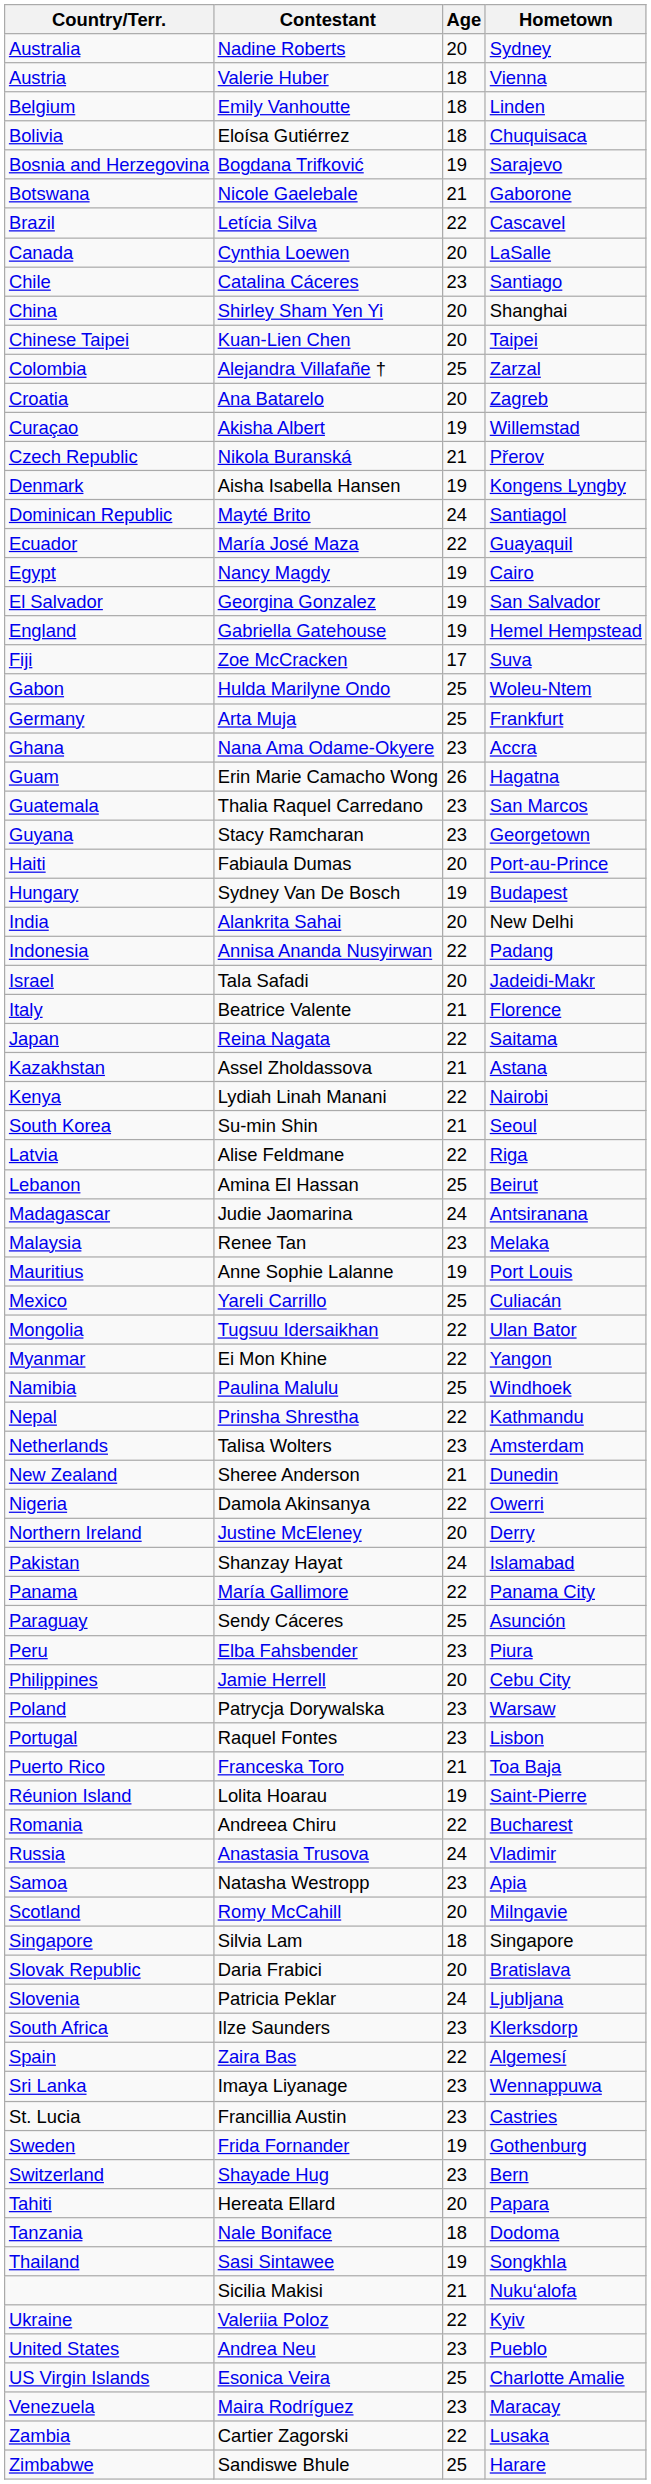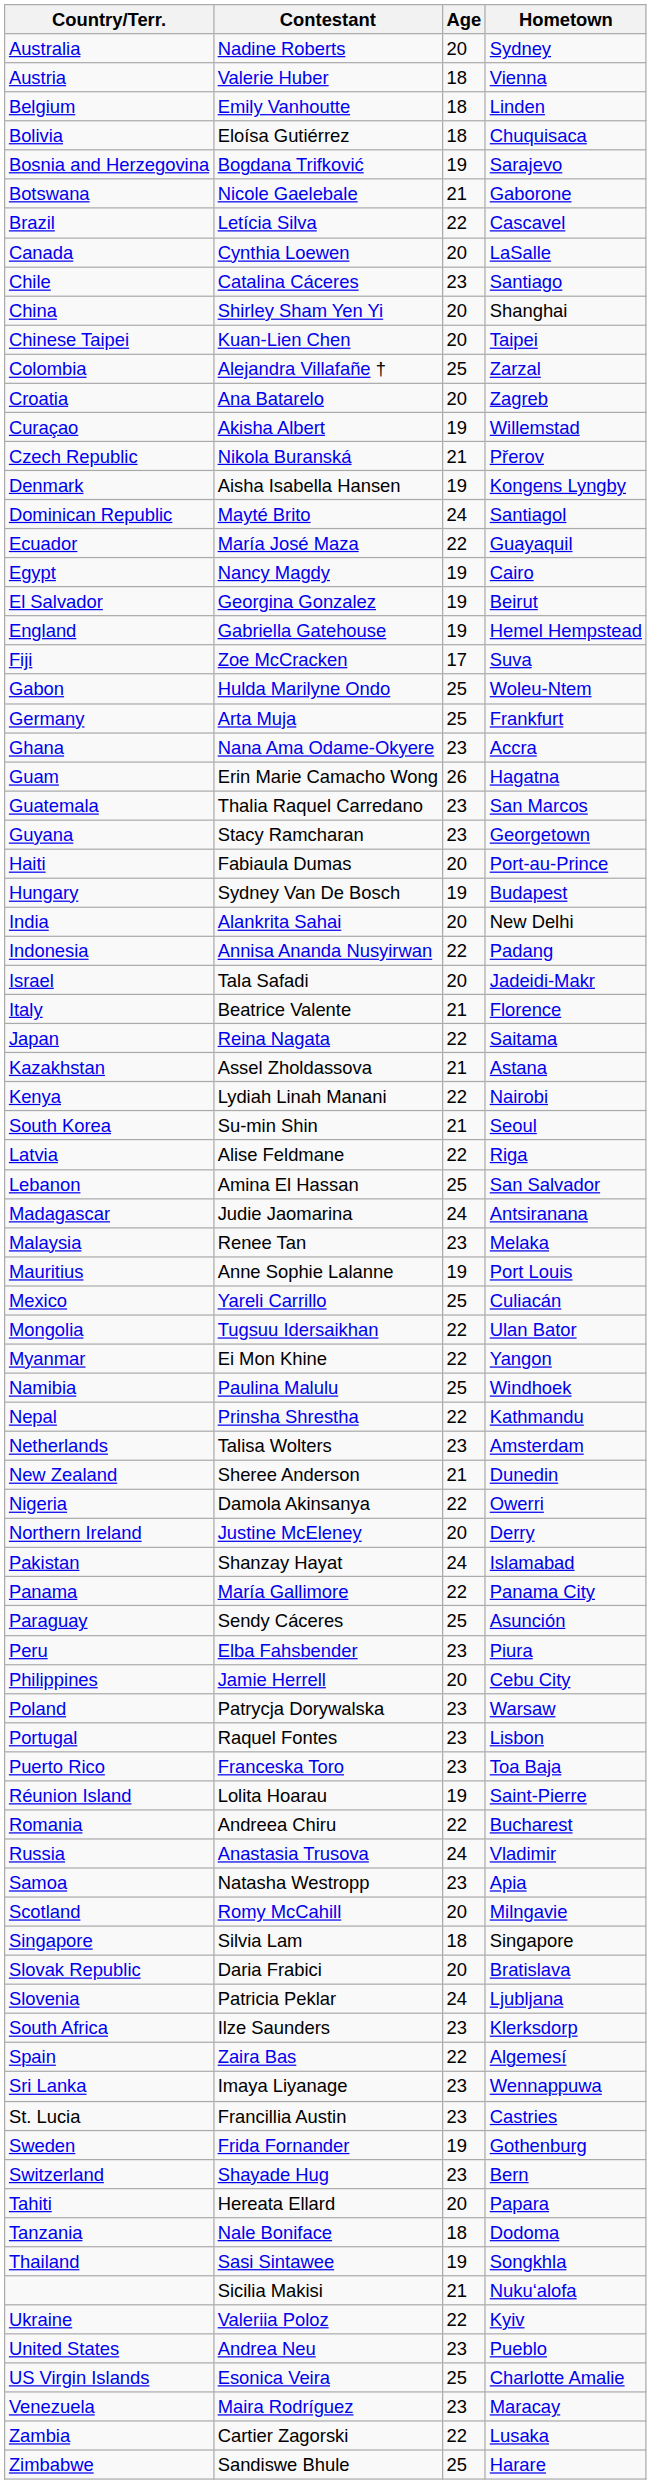(545, 602) San Salvador -> (514, 602) Beirut
(514, 1184) Beirut -> (545, 1184) San Salvador
(457, 1766) 21 -> (457, 1766) 23
